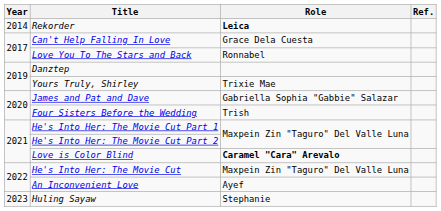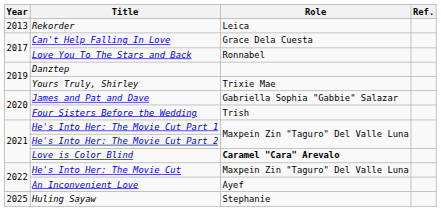(17, 26) 2014 -> (17, 26) 2013
(236, 26) bold -> (236, 26) normal
(17, 199) 2023 -> (17, 199) 2025
